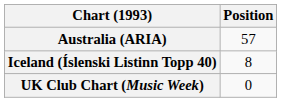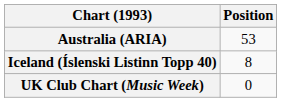(248, 39) 57 -> (248, 39) 53
